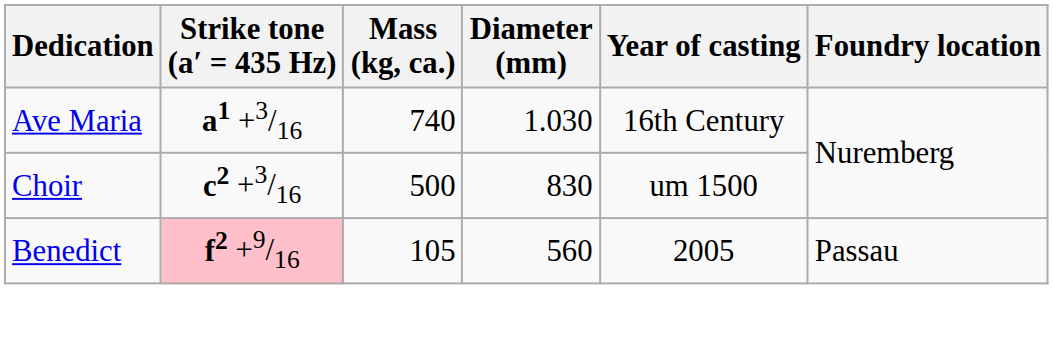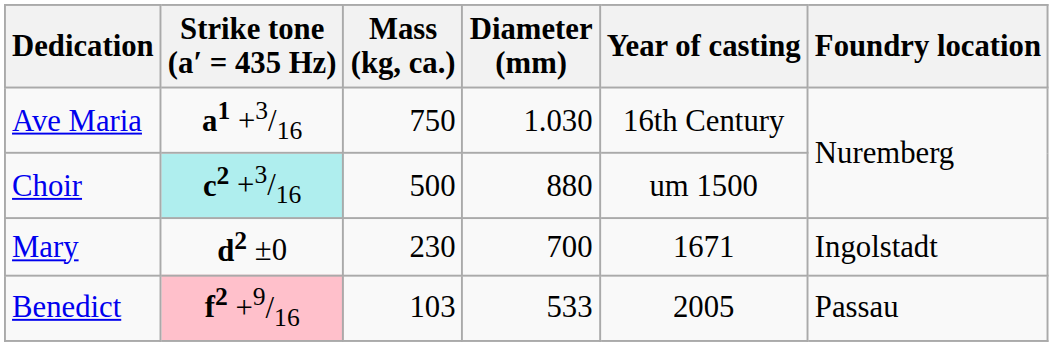(433, 120) 740 -> (433, 120) 750
(252, 185) no background -> (252, 185) paleturquoise background
(570, 185) 830 -> (570, 185) 880
+ row: (45, 246)
(433, 250) 105 -> (433, 307) 103
(570, 250) 560 -> (570, 307) 533
